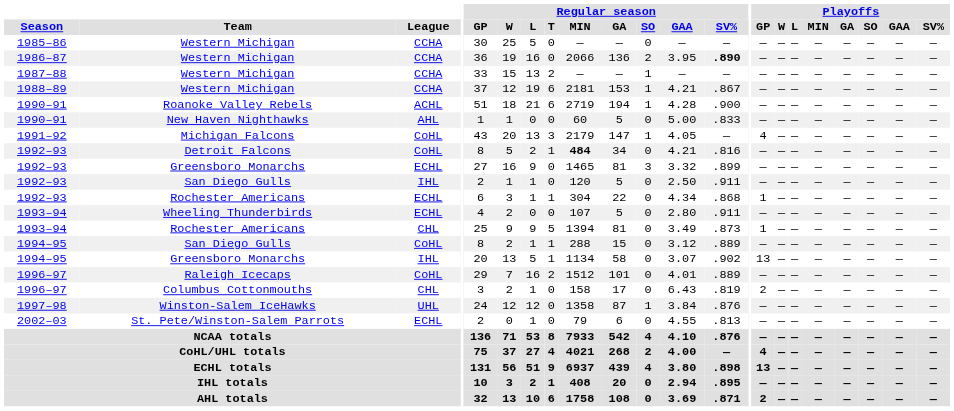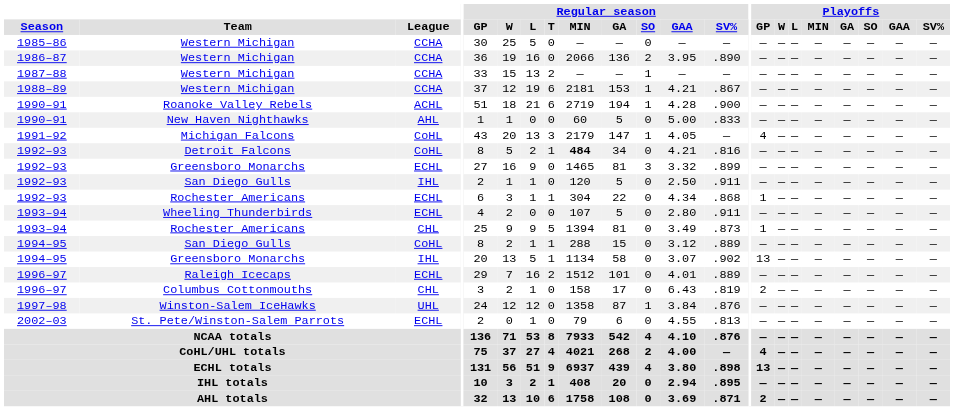(726, 58) bold -> (726, 58) normal
(428, 275) CoHL -> (428, 275) ECHL
